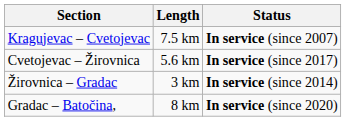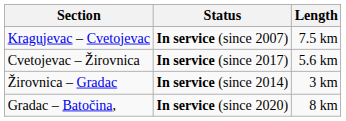columns swapped: (178, 15) <-> (272, 15)
